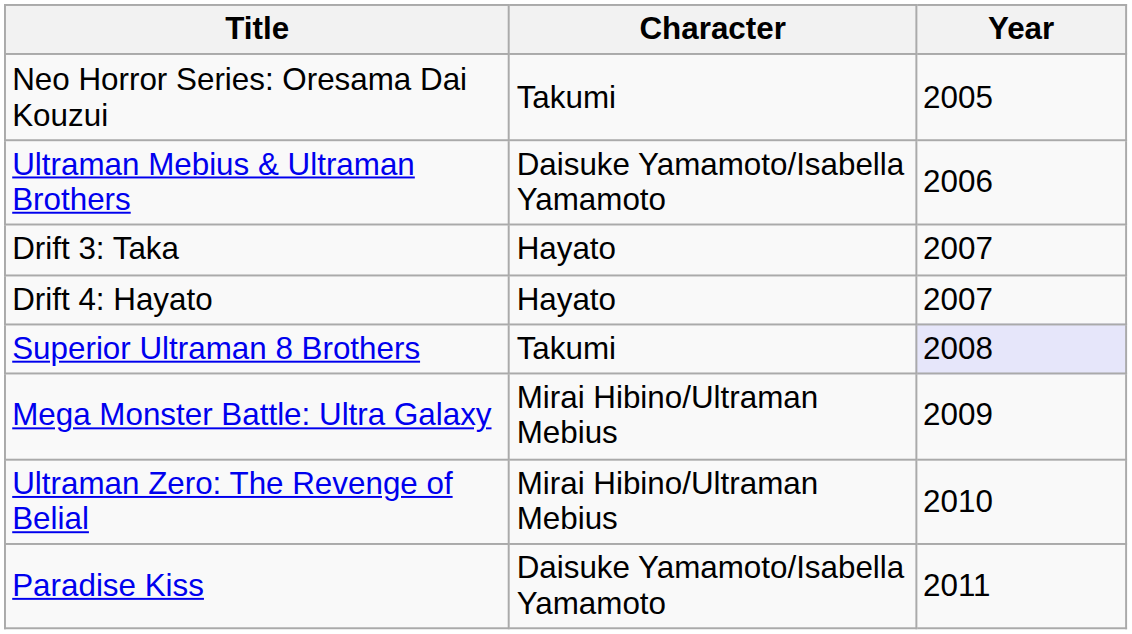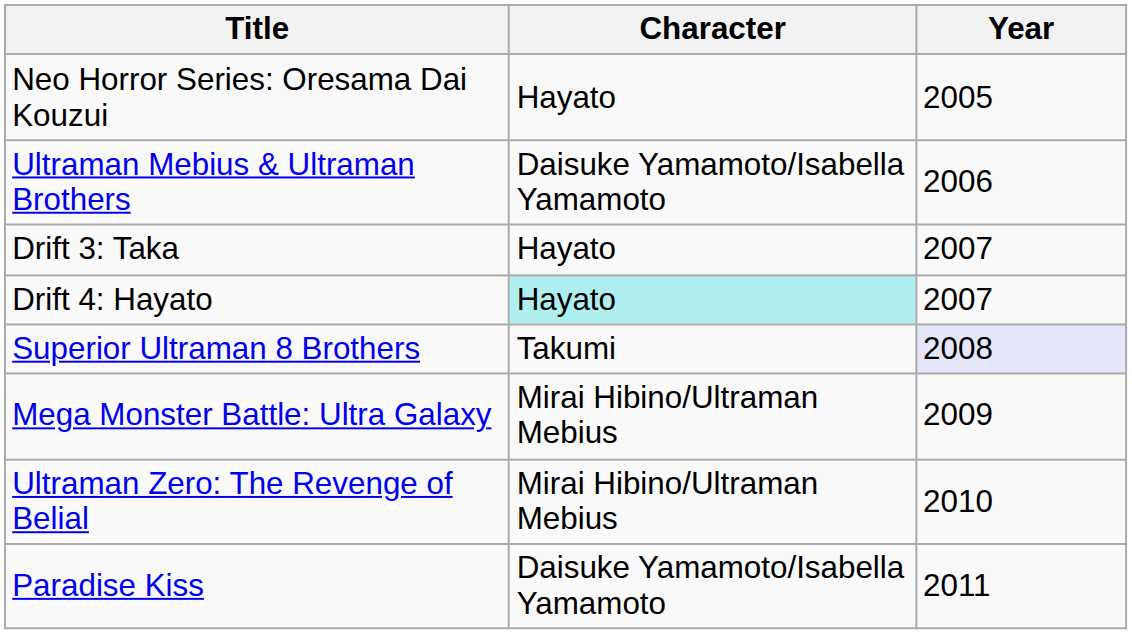(566, 96) Takumi -> (566, 96) Hayato
(566, 298) no background -> (566, 298) paleturquoise background
